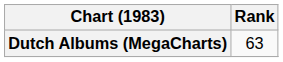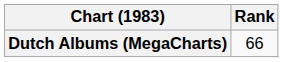(255, 43) 63 -> (255, 43) 66
